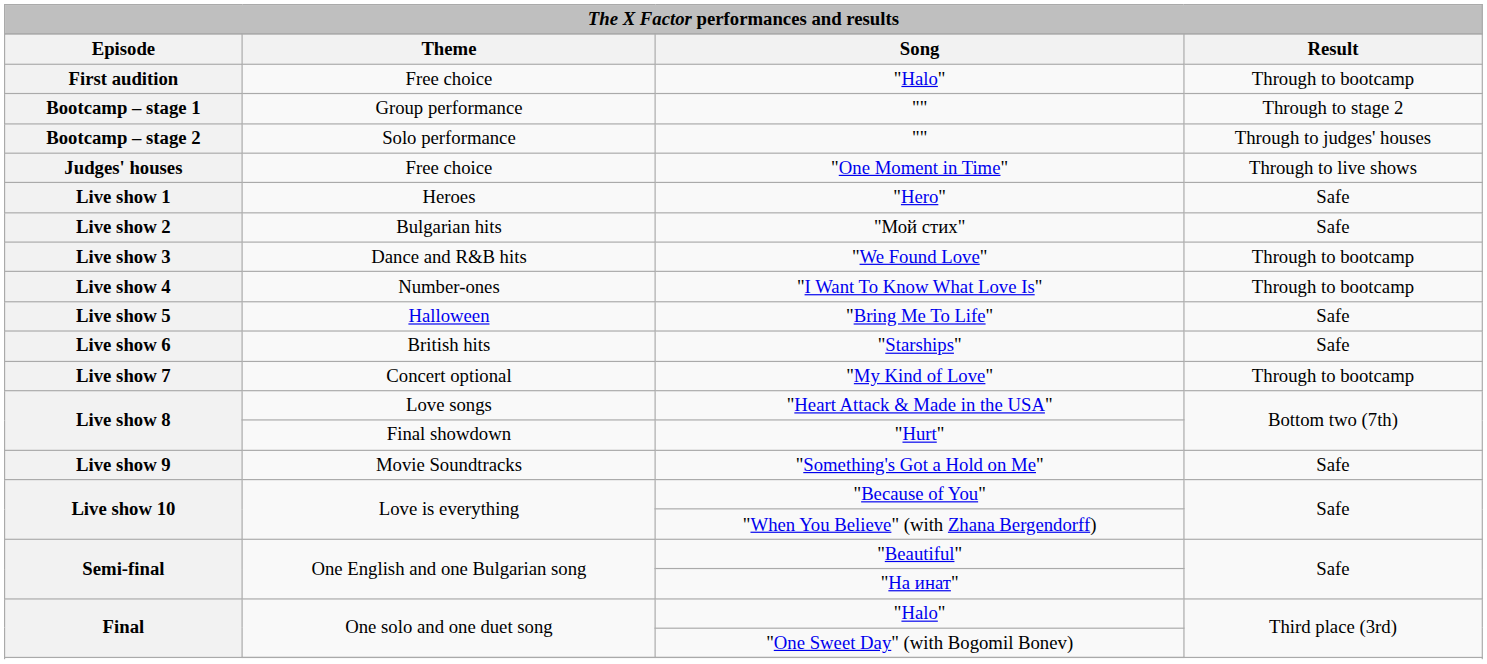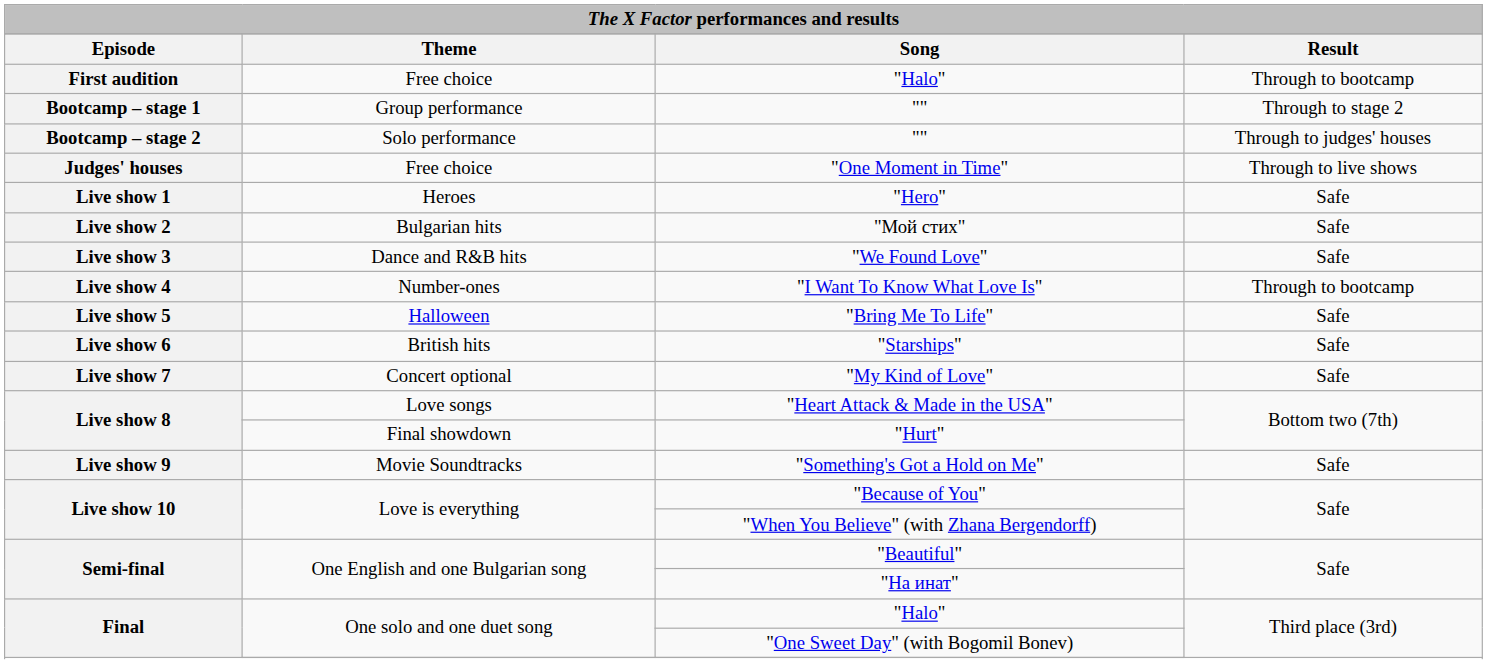(1333, 256) Through to bootcamp -> (1333, 256) Safe
(1333, 375) Through to bootcamp -> (1333, 375) Safe
